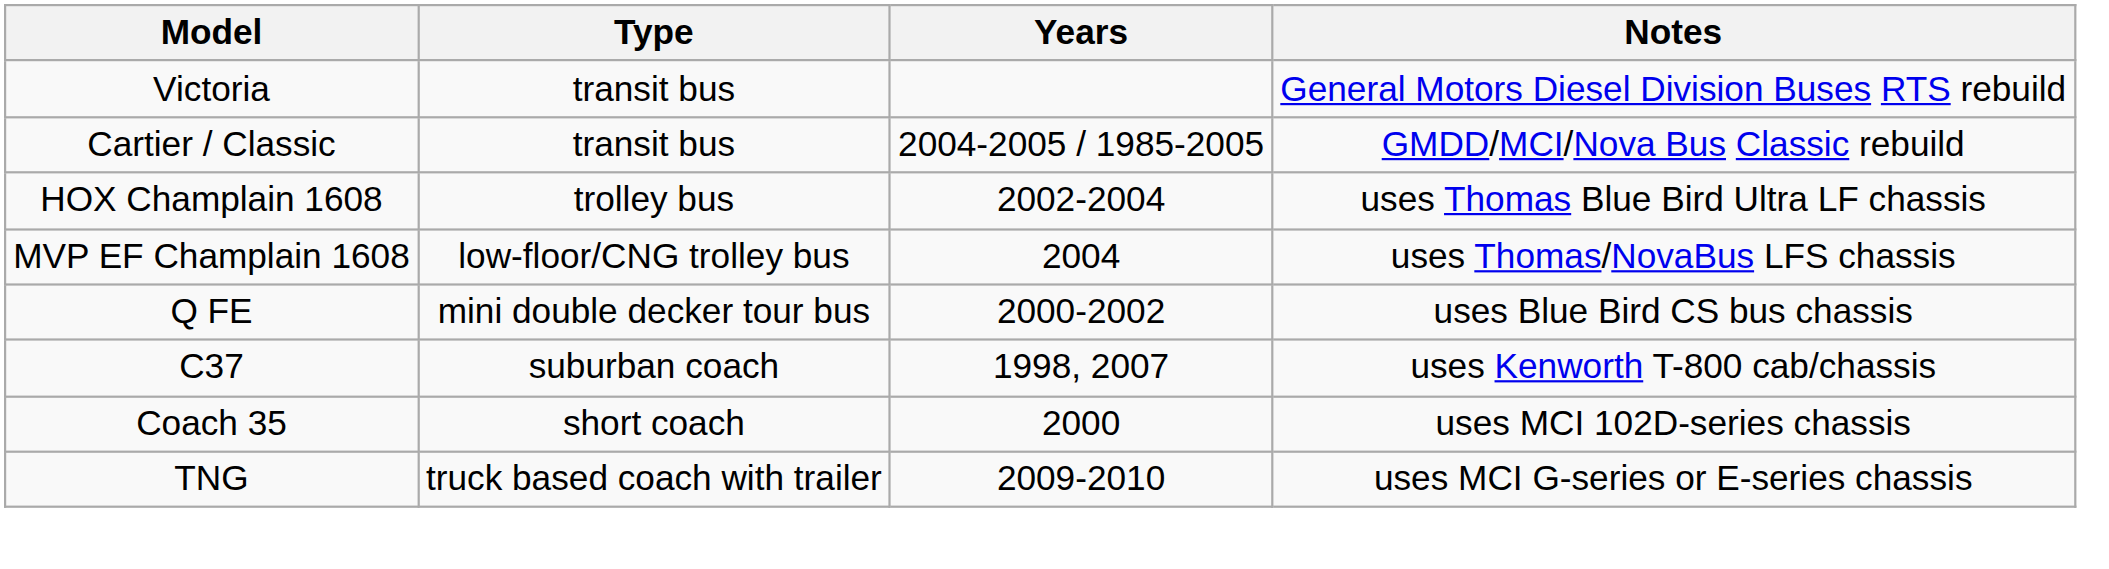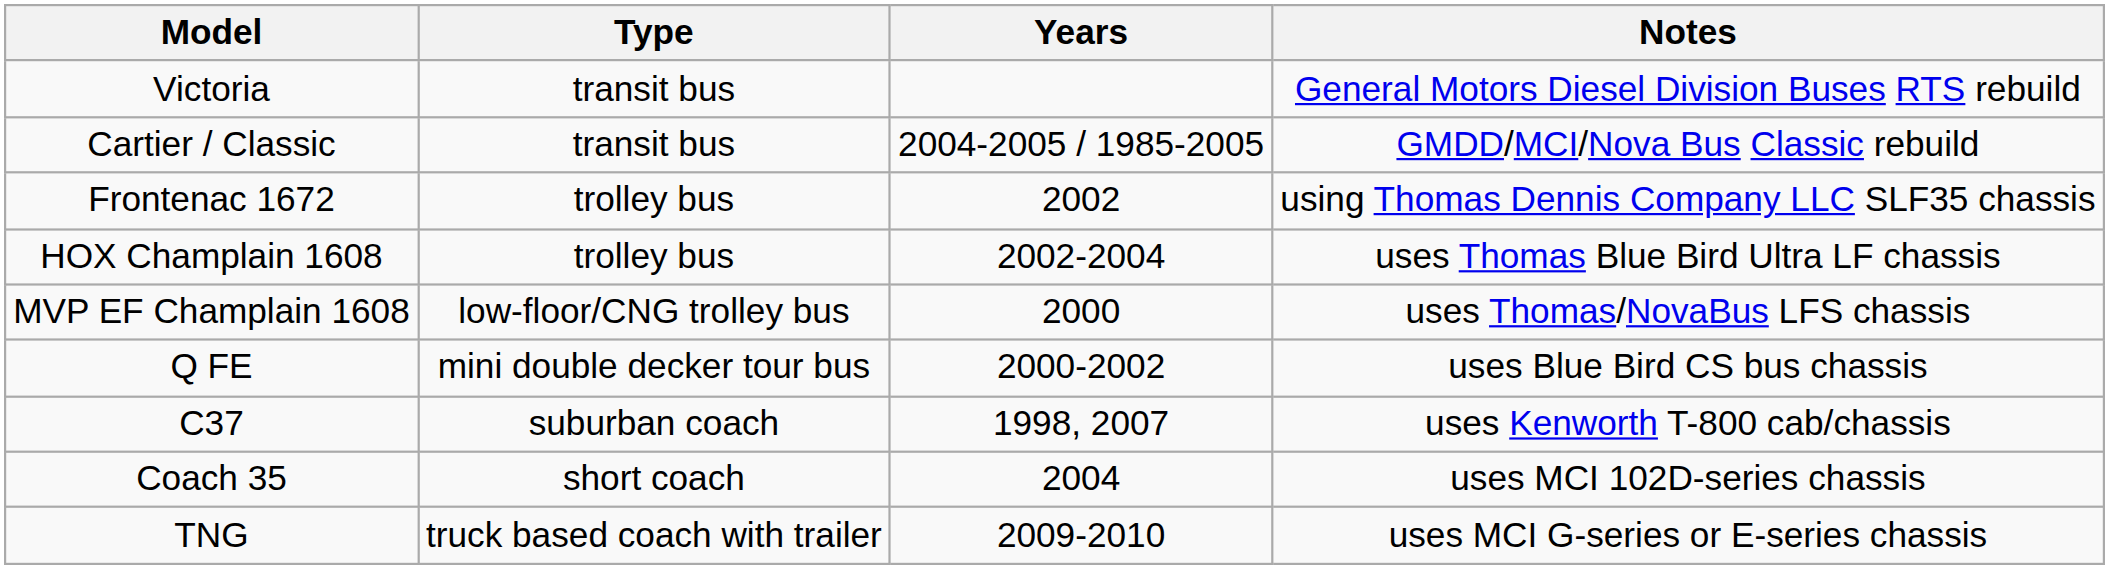+ row: (211, 199)
(1081, 255) 2004 -> (1081, 311) 2000
(1081, 423) 2000 -> (1081, 479) 2004
